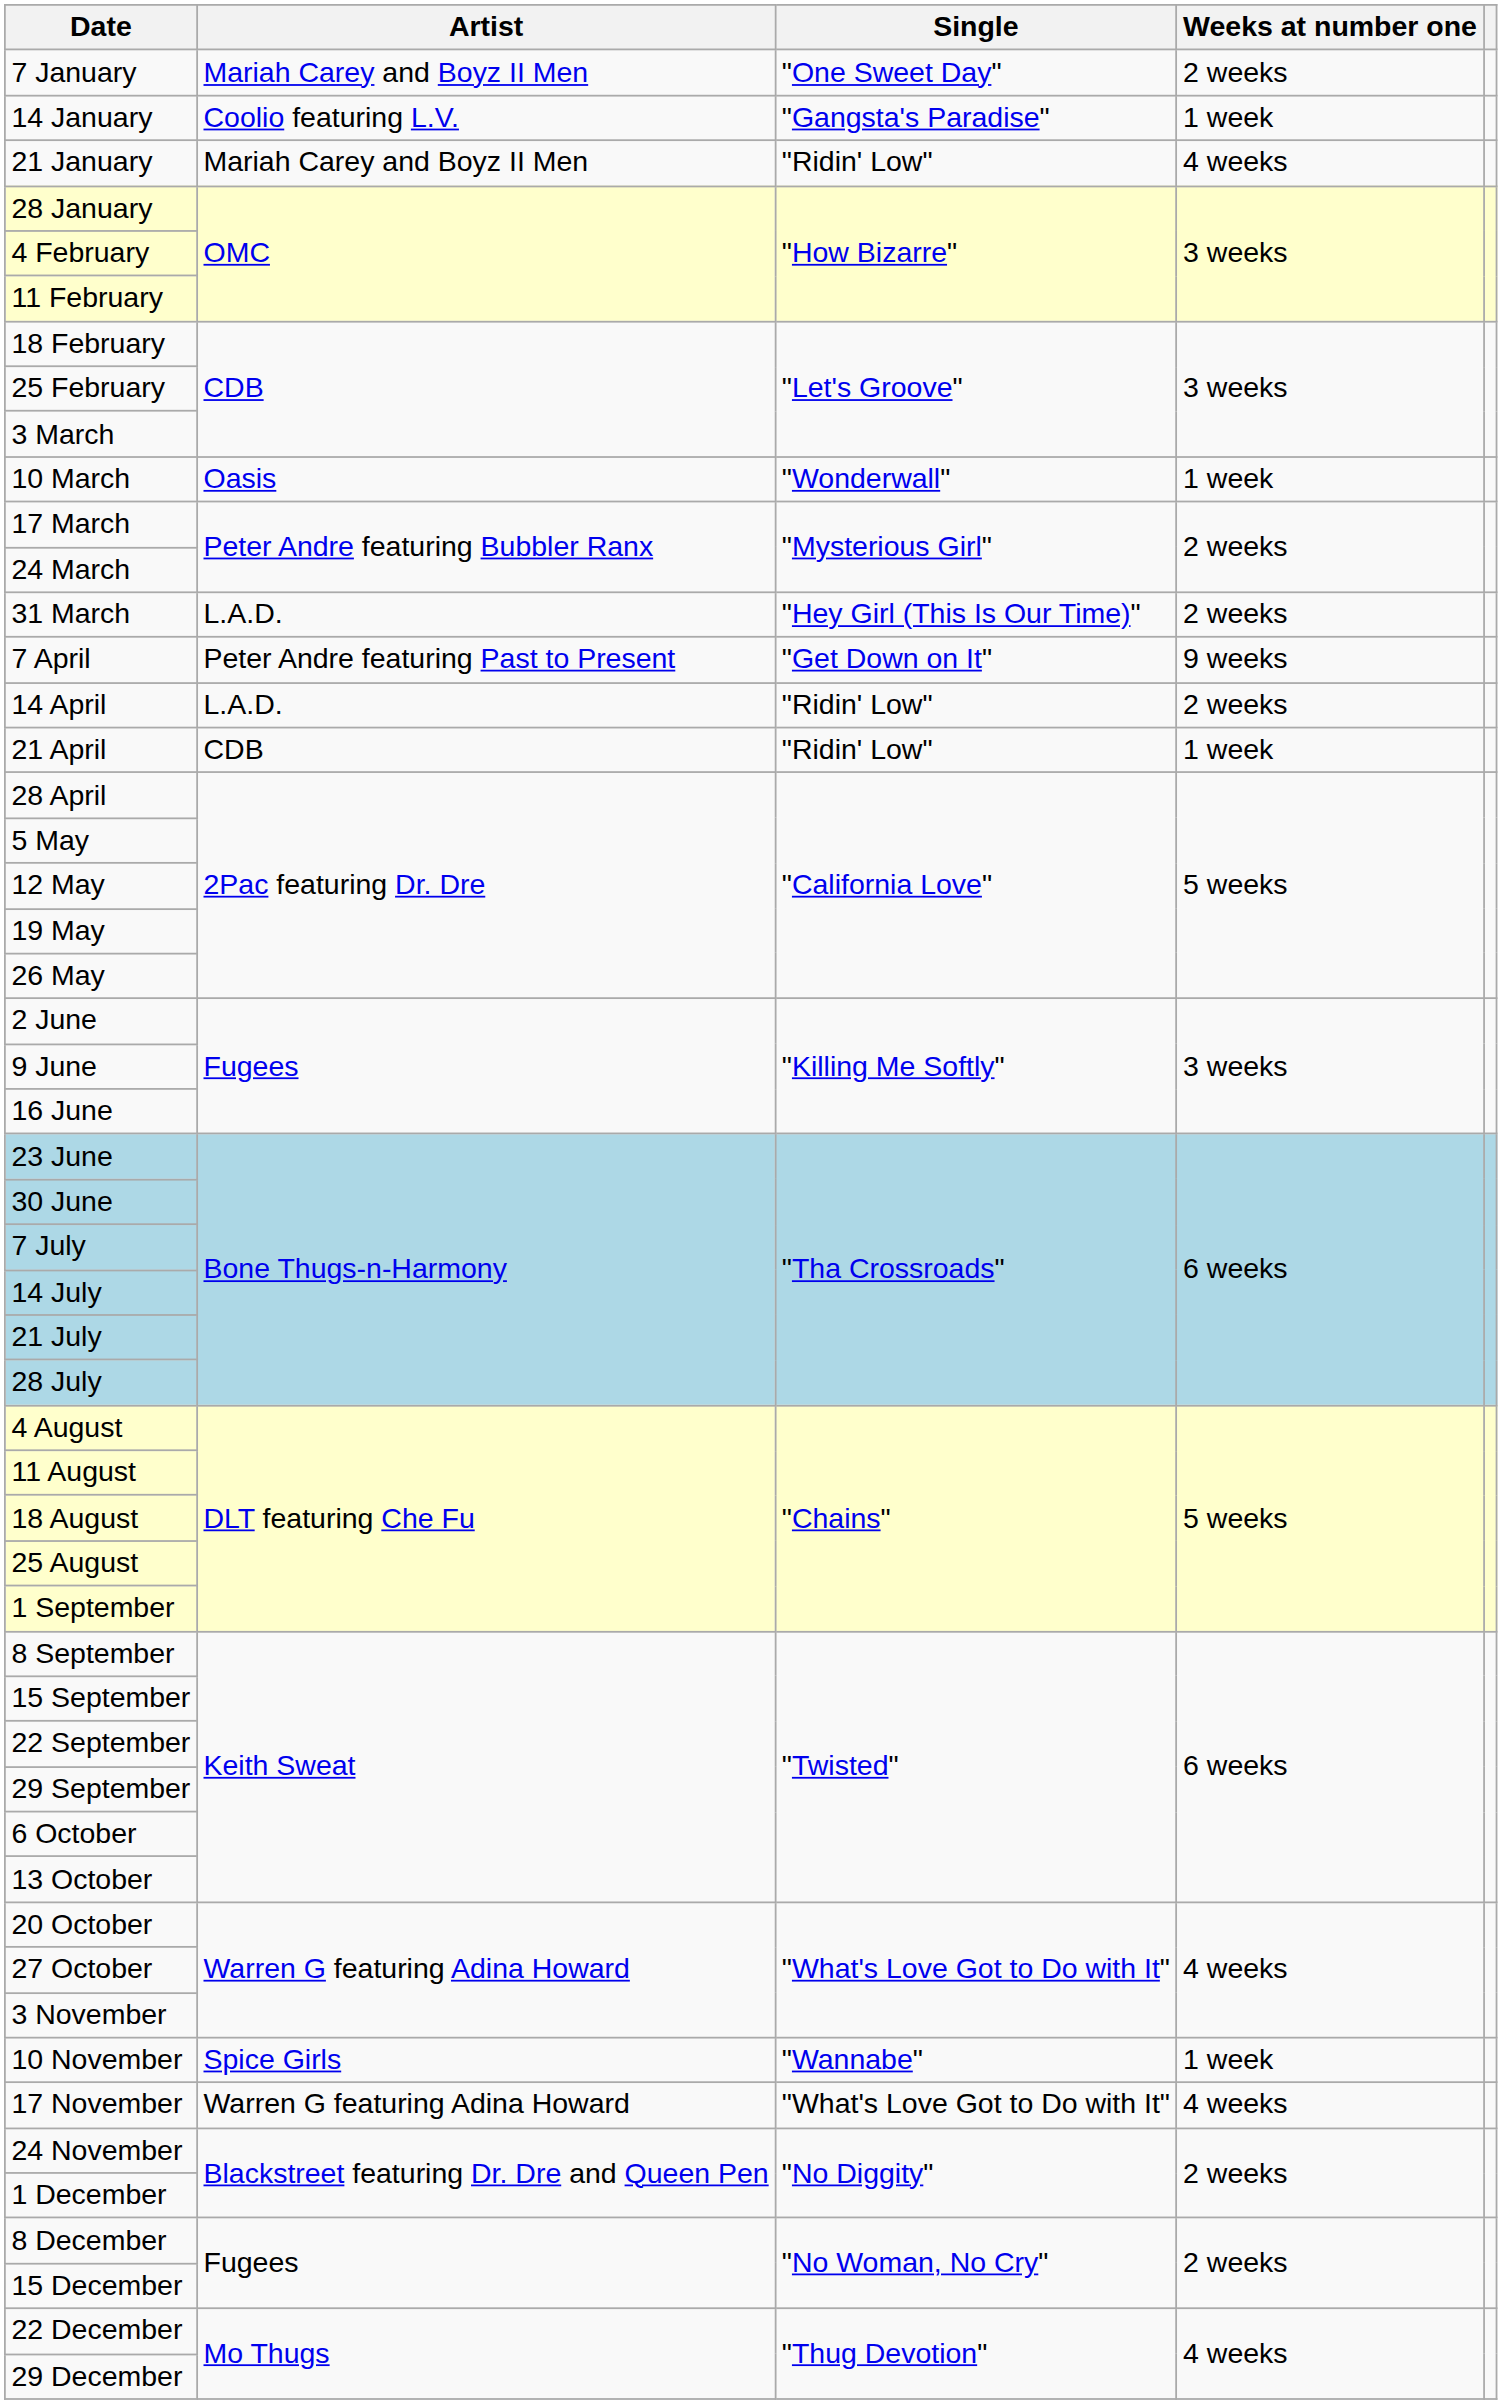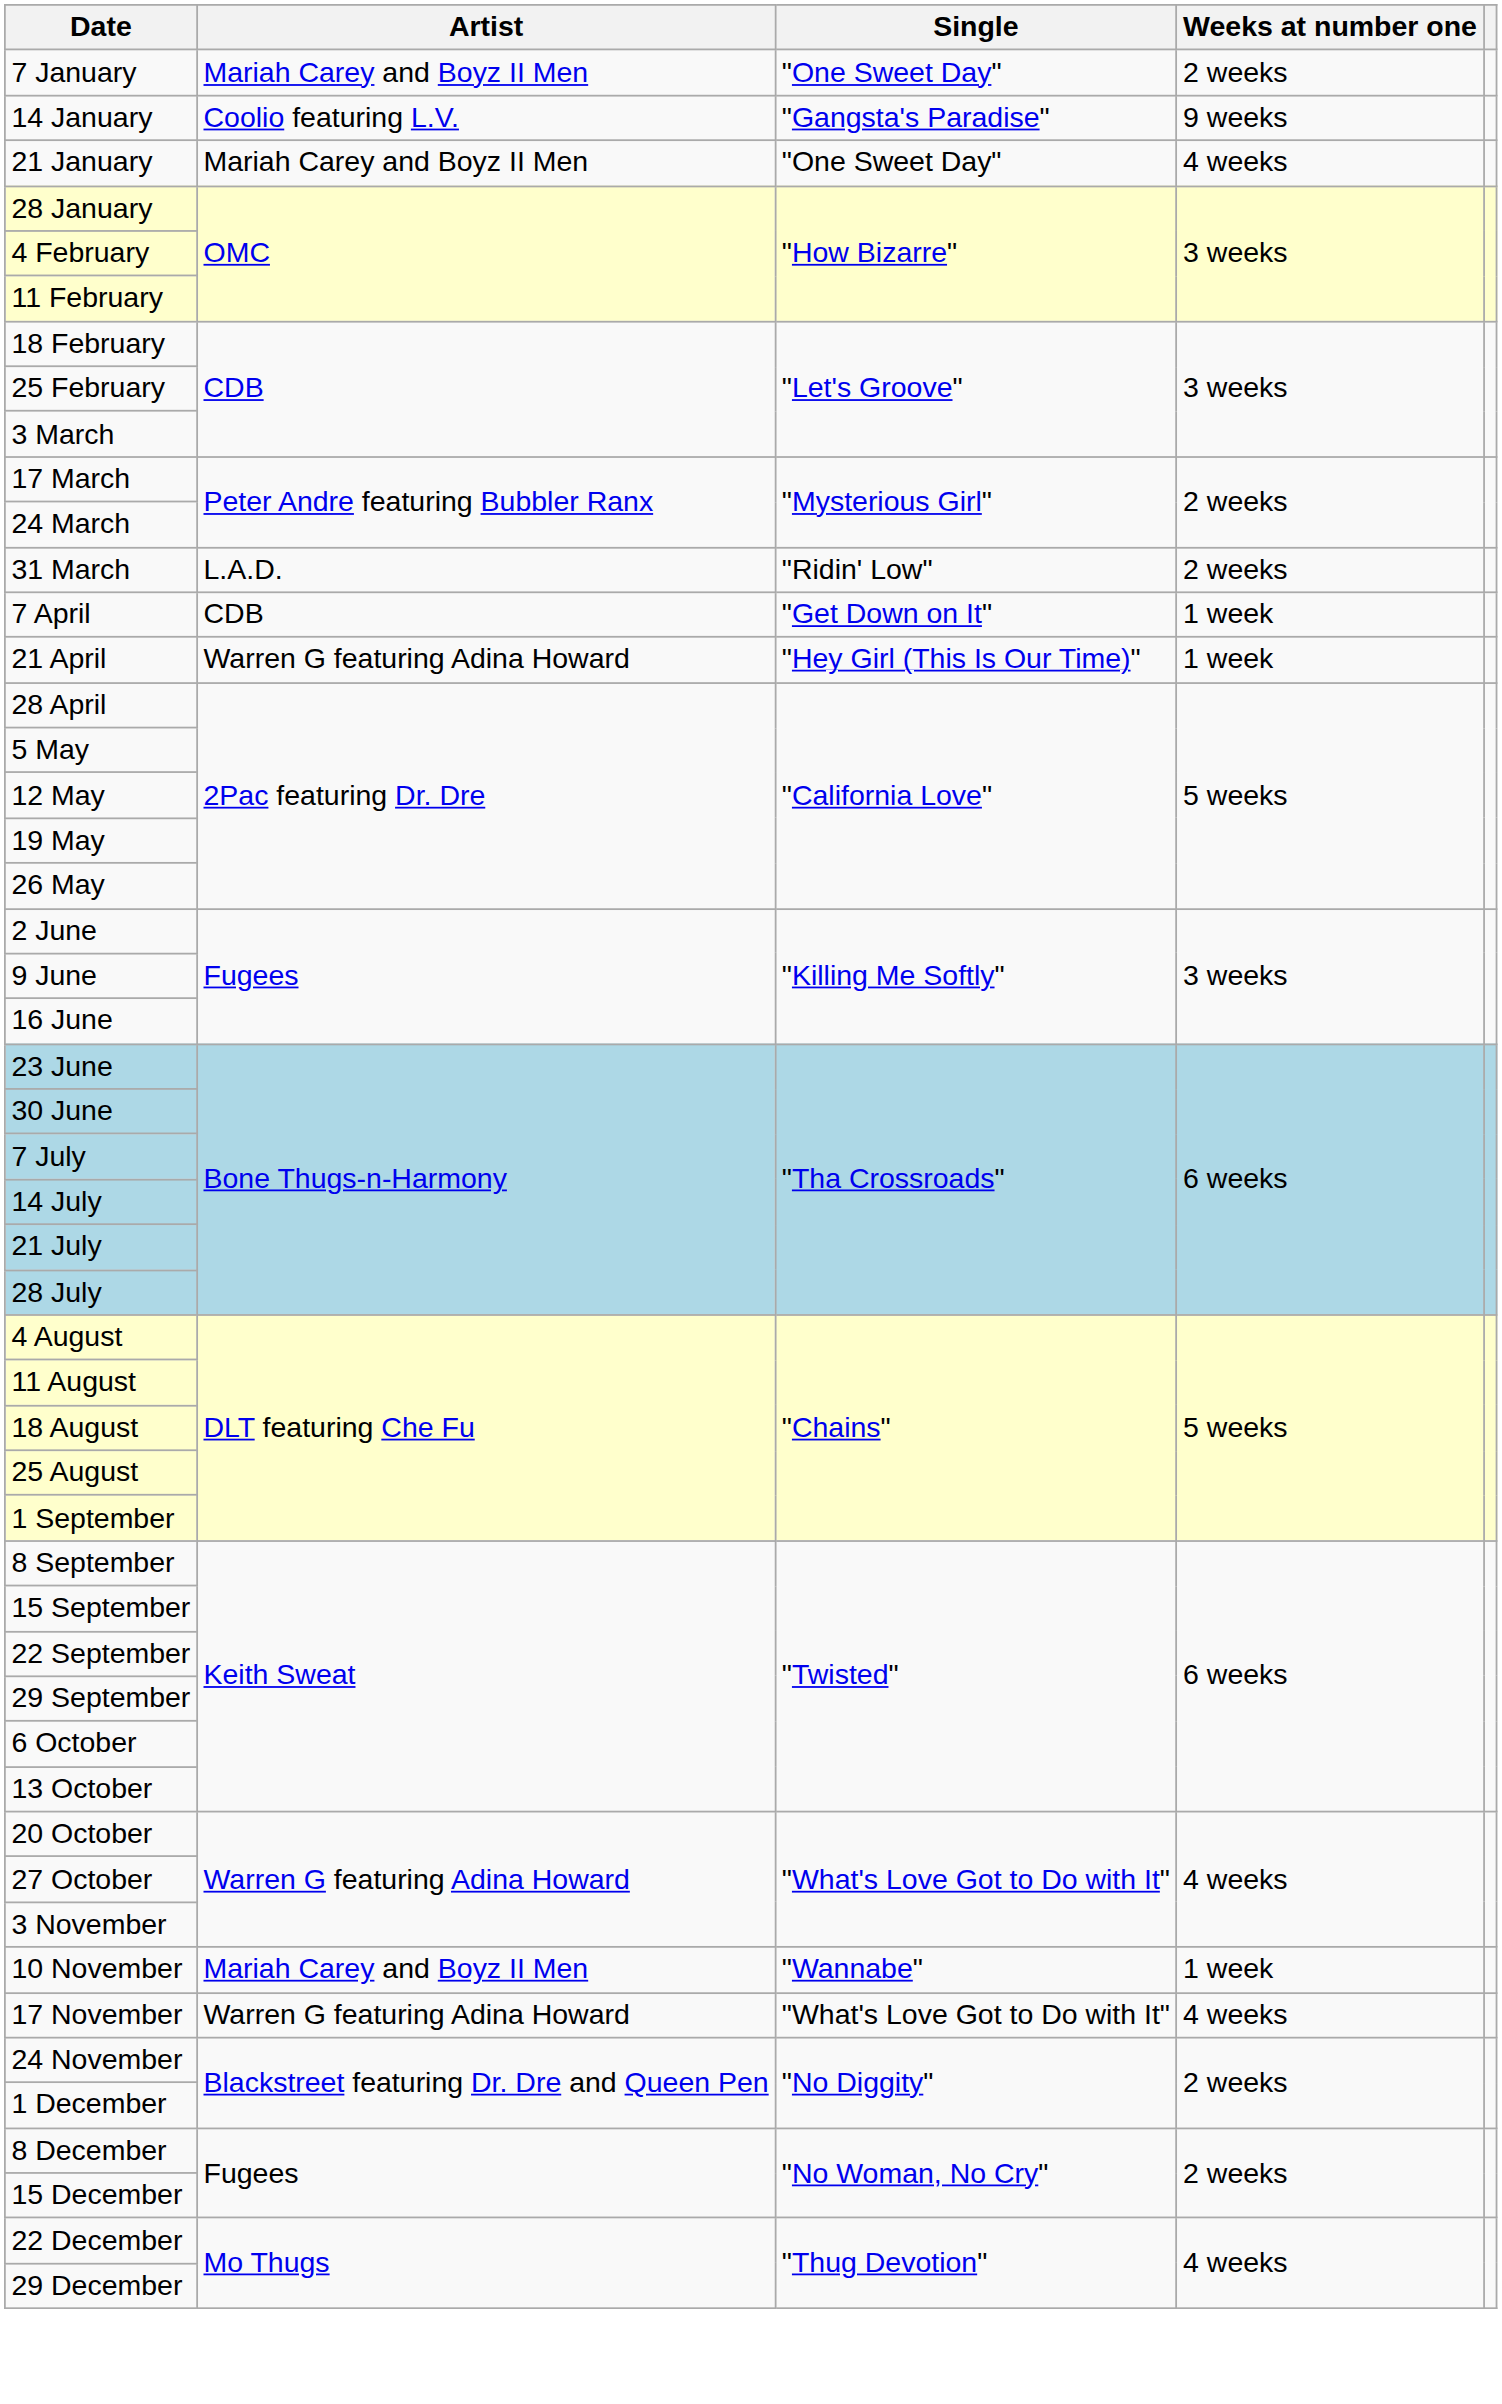(1228, 117) 1 week -> (1235, 117) 9 weeks
(857, 162) "Ridin' Low" -> (892, 162) "One Sweet Day"
- row: (71, 478)
(961, 614) "Hey Girl (This Is Our Time)" -> (857, 569) "Ridin' Low"
(439, 659) Peter Andre featuring Past to Present -> (234, 614) CDB
(1235, 659) 9 weeks -> (1228, 614) 1 week
- row: (59, 704)
(234, 749) CDB -> (417, 659) Warren G featuring Adina Howard
(857, 749) "Ridin' Low" -> (961, 659) "Hey Girl (This Is Our Time)"
(272, 2059) Spice Girls -> (396, 1969) Mariah Carey and Boyz II Men
